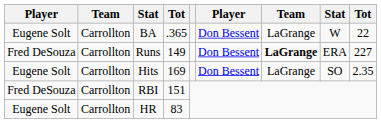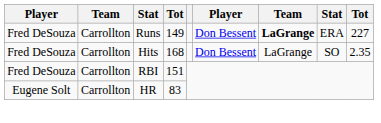- row: (148, 33)
(41, 71) Eugene Solt -> (41, 52) Fred DeSouza
(177, 71) 169 -> (175, 52) 168
